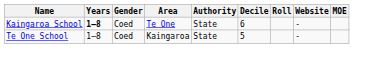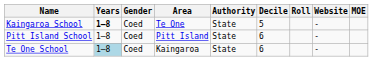(242, 24) 6 -> (261, 24) 5
+ row: (49, 37)
(94, 37) no background -> (103, 50) lightblue background
(242, 37) 5 -> (261, 50) 6
